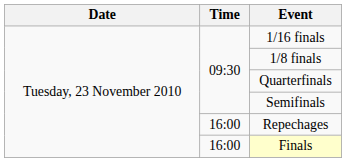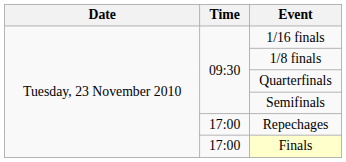(225, 124) 16:00 -> (225, 124) 17:00
(225, 146) 16:00 -> (225, 146) 17:00
